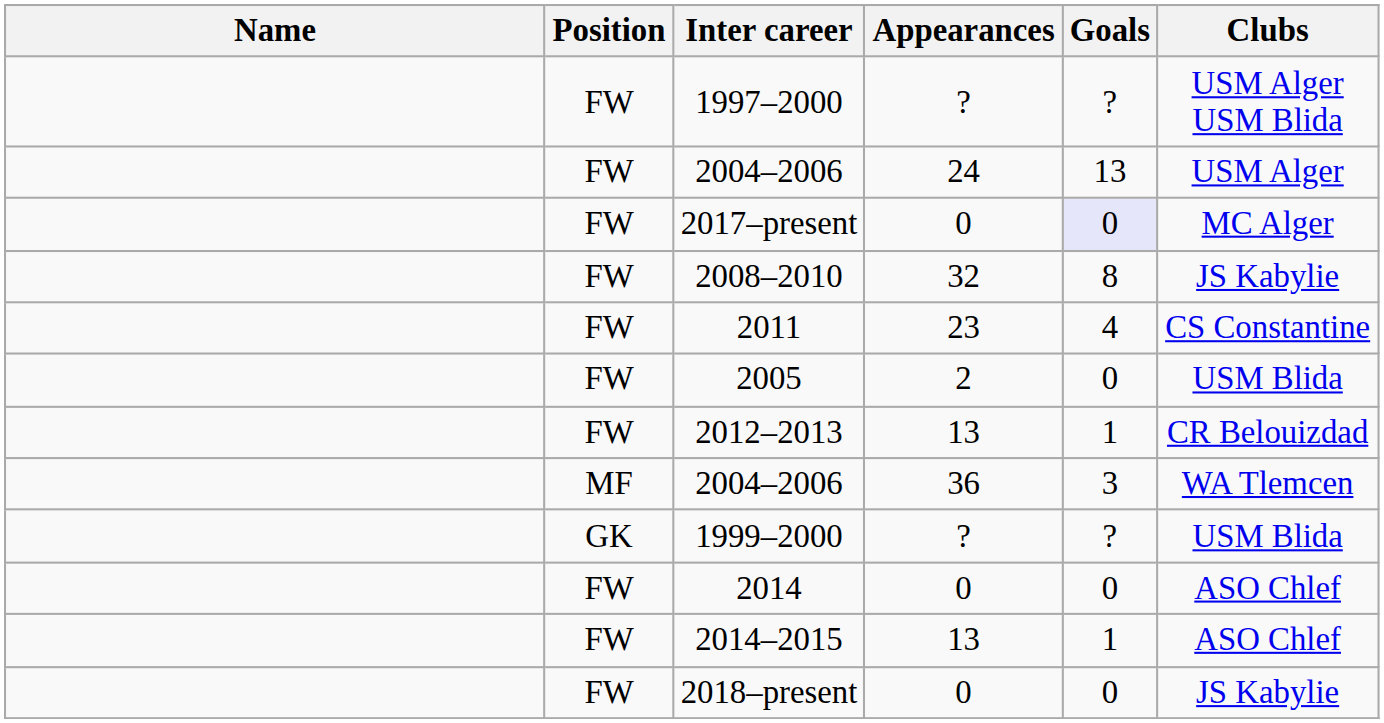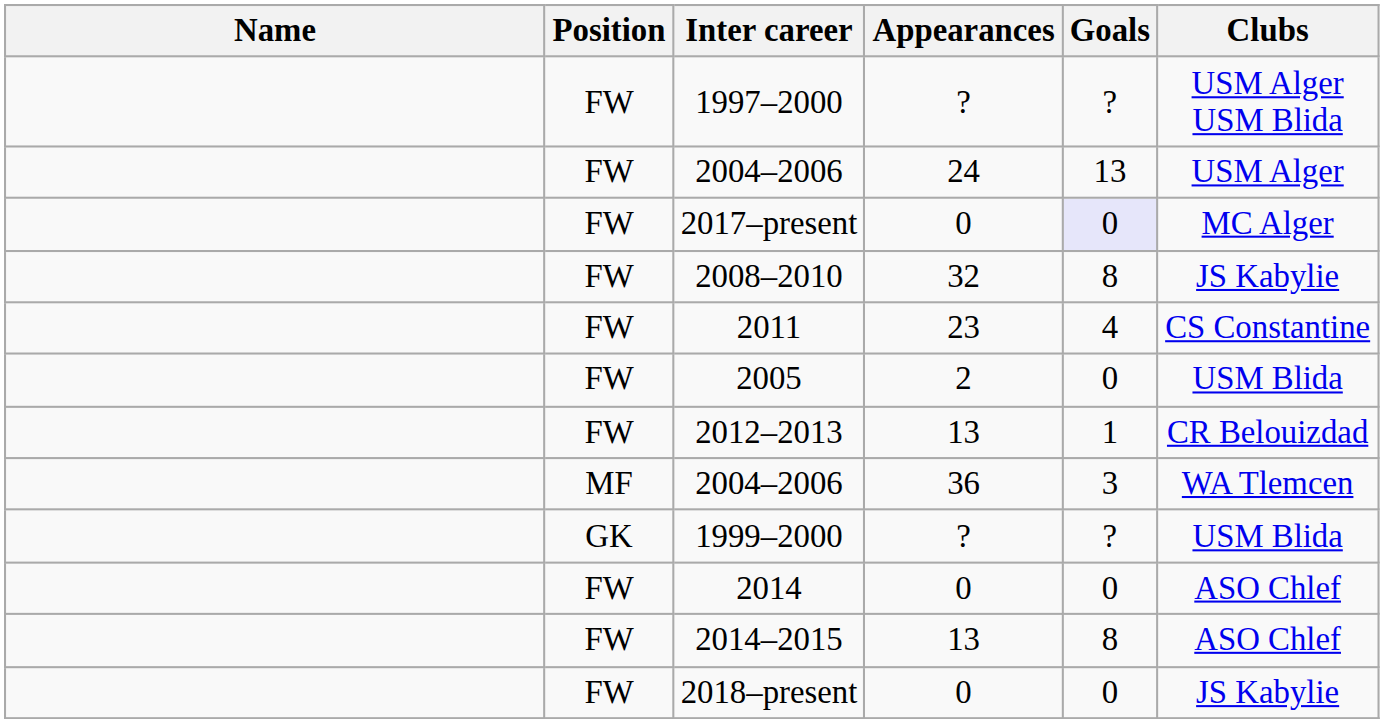(1110, 639) 1 -> (1110, 639) 8
